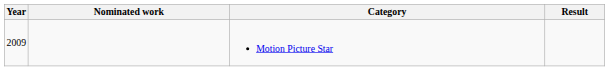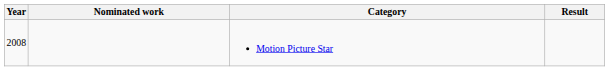(16, 42) 2009 -> (16, 42) 2008
